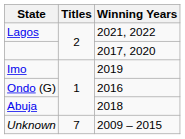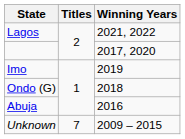(110, 88) 2016 -> (110, 88) 2018
(110, 106) 2018 -> (110, 106) 2016
